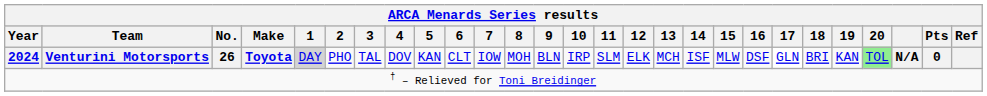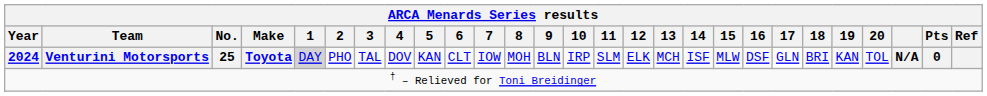(227, 57) 26 -> (227, 57) 25
(877, 57) lightgreen background -> (877, 57) no background
